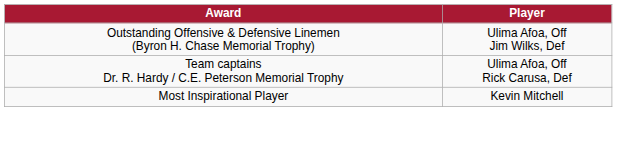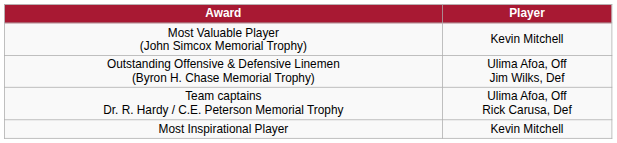+ row: (223, 39)
